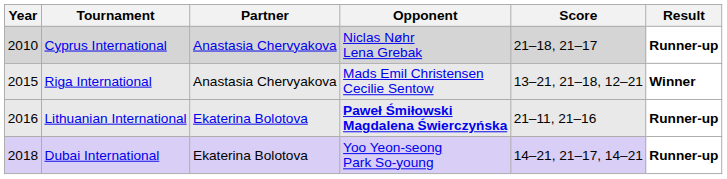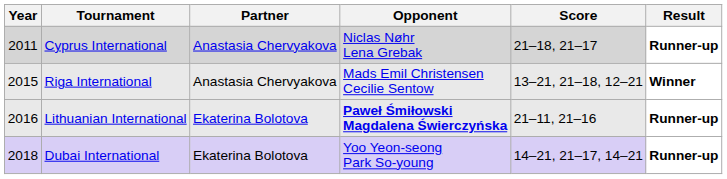(23, 45) 2010 -> (23, 45) 2011
